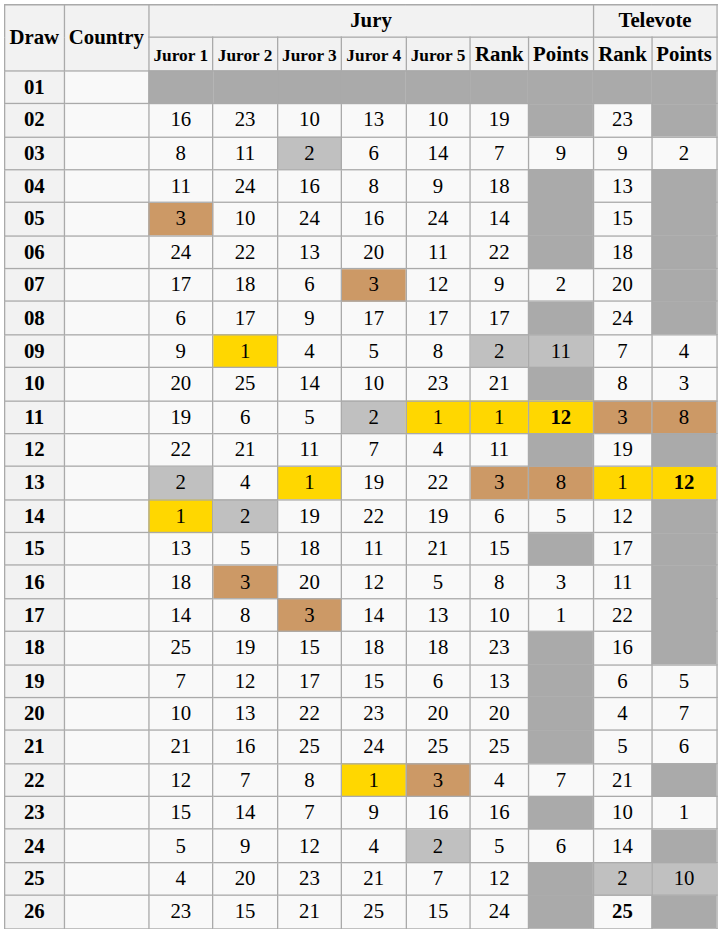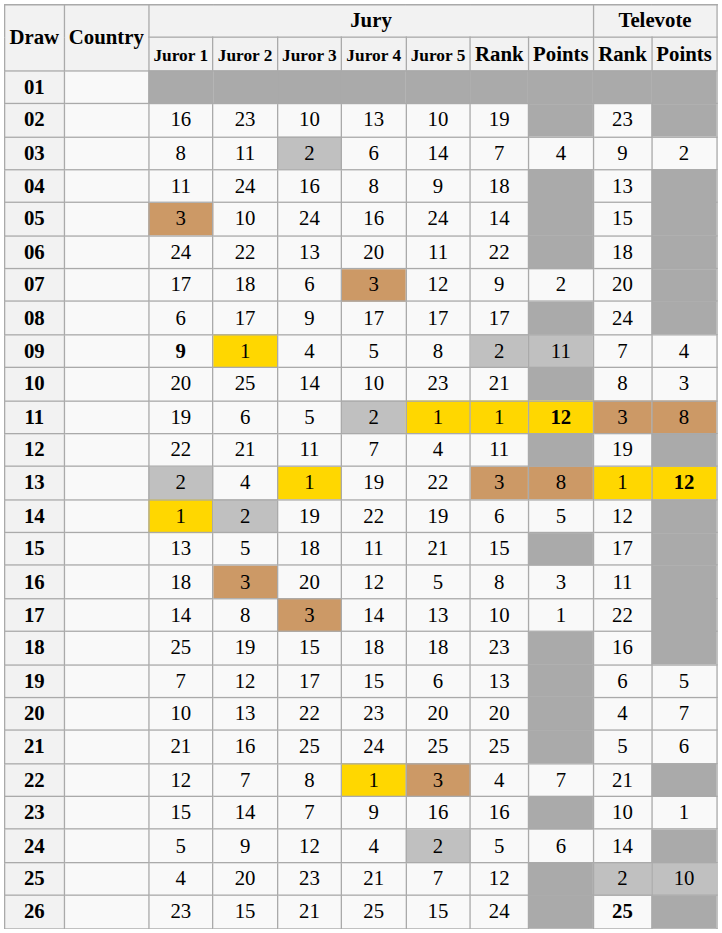(561, 152) 9 -> (561, 152) 4
(181, 350) normal -> (181, 350) bold
